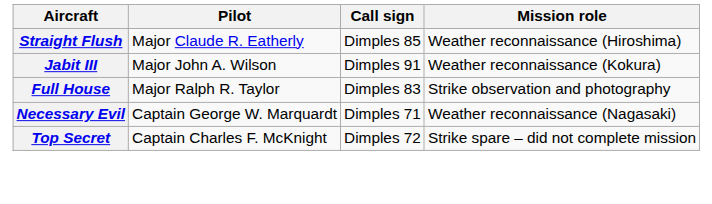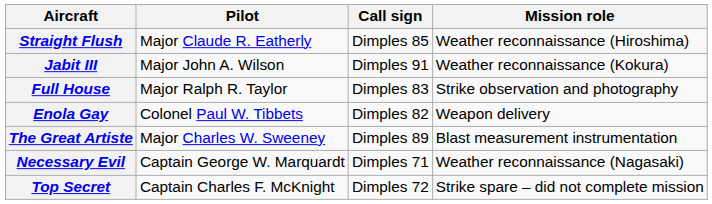+ row: (71, 114)
+ row: (71, 138)
